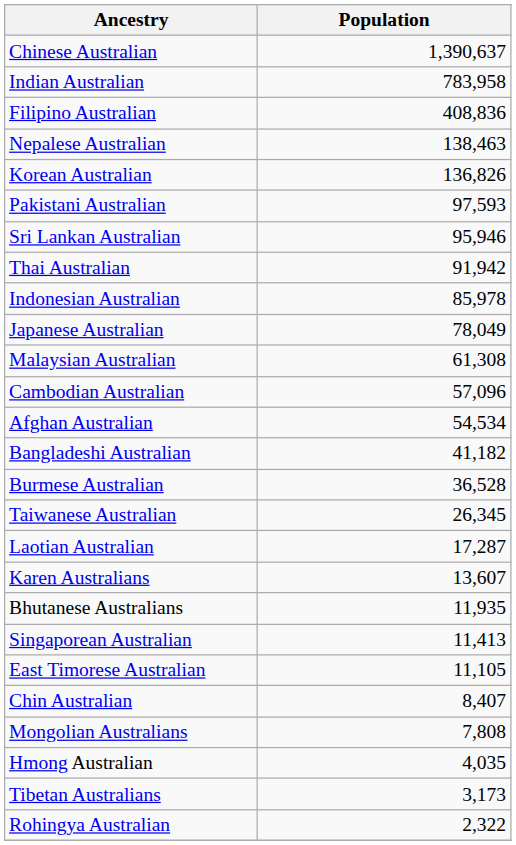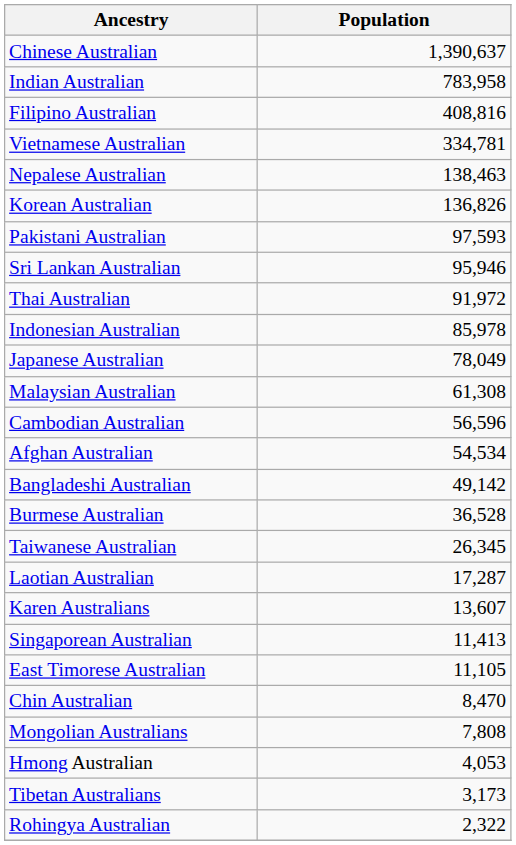(474, 112) 408,836 -> (474, 112) 408,816
+ row: (97, 143)
(479, 267) 91,942 -> (479, 298) 91,972
(479, 391) 57,096 -> (479, 422) 56,596
(479, 453) 41,182 -> (479, 484) 49,142
- row: (96, 608)
(484, 701) 8,407 -> (484, 701) 8,470
(484, 762) 4,035 -> (484, 762) 4,053
